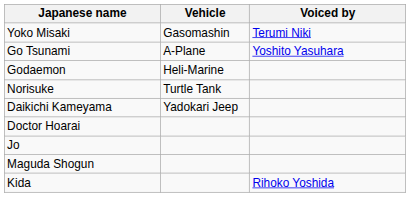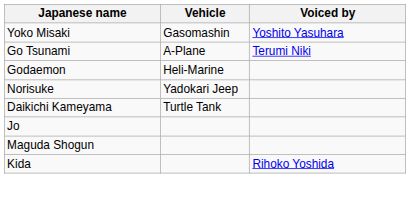(282, 32) Terumi Niki -> (298, 32) Yoshito Yasuhara
(298, 51) Yoshito Yasuhara -> (282, 51) Terumi Niki
(192, 88) Turtle Tank -> (201, 88) Yadokari Jeep
(201, 107) Yadokari Jeep -> (192, 107) Turtle Tank
- row: (44, 126)
